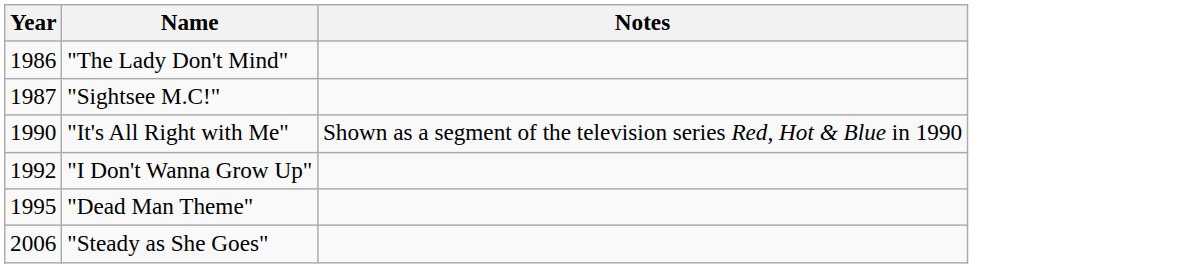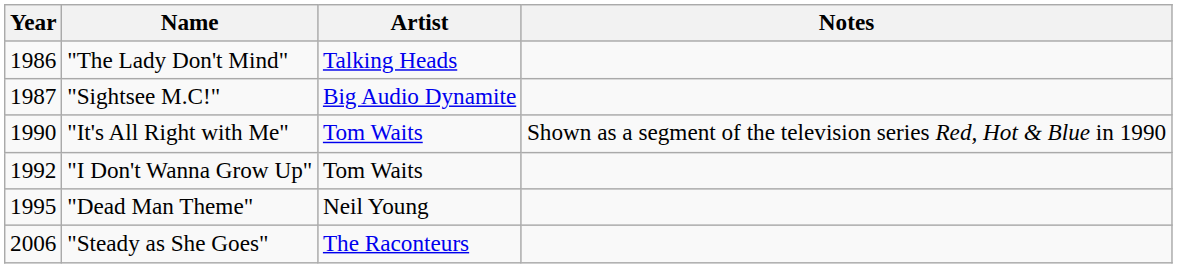+ column: (420, 22)
